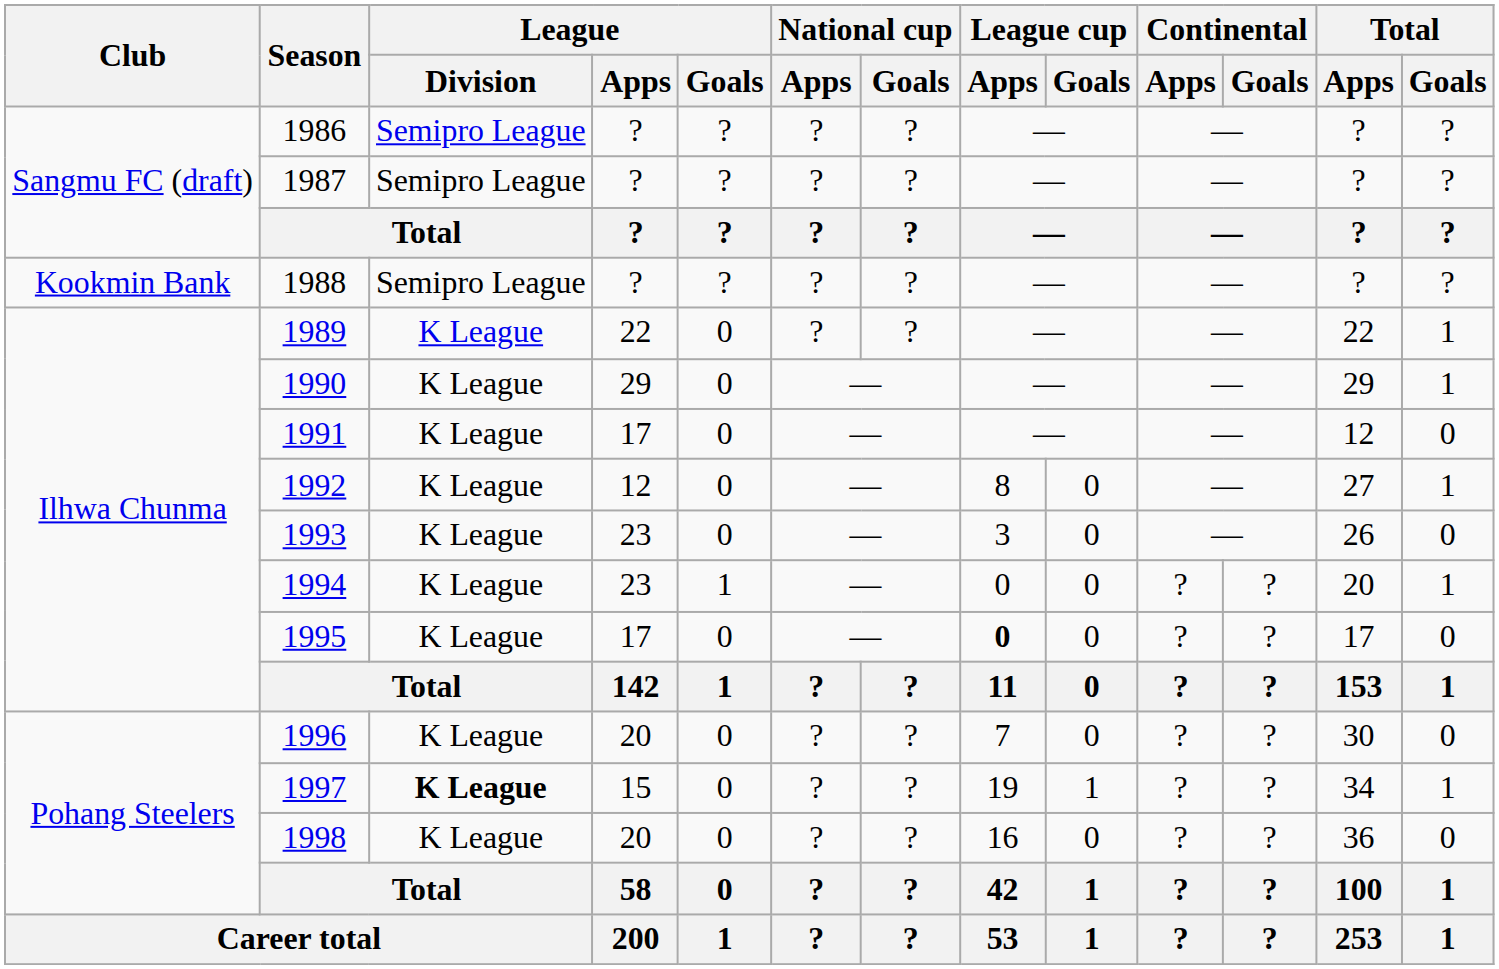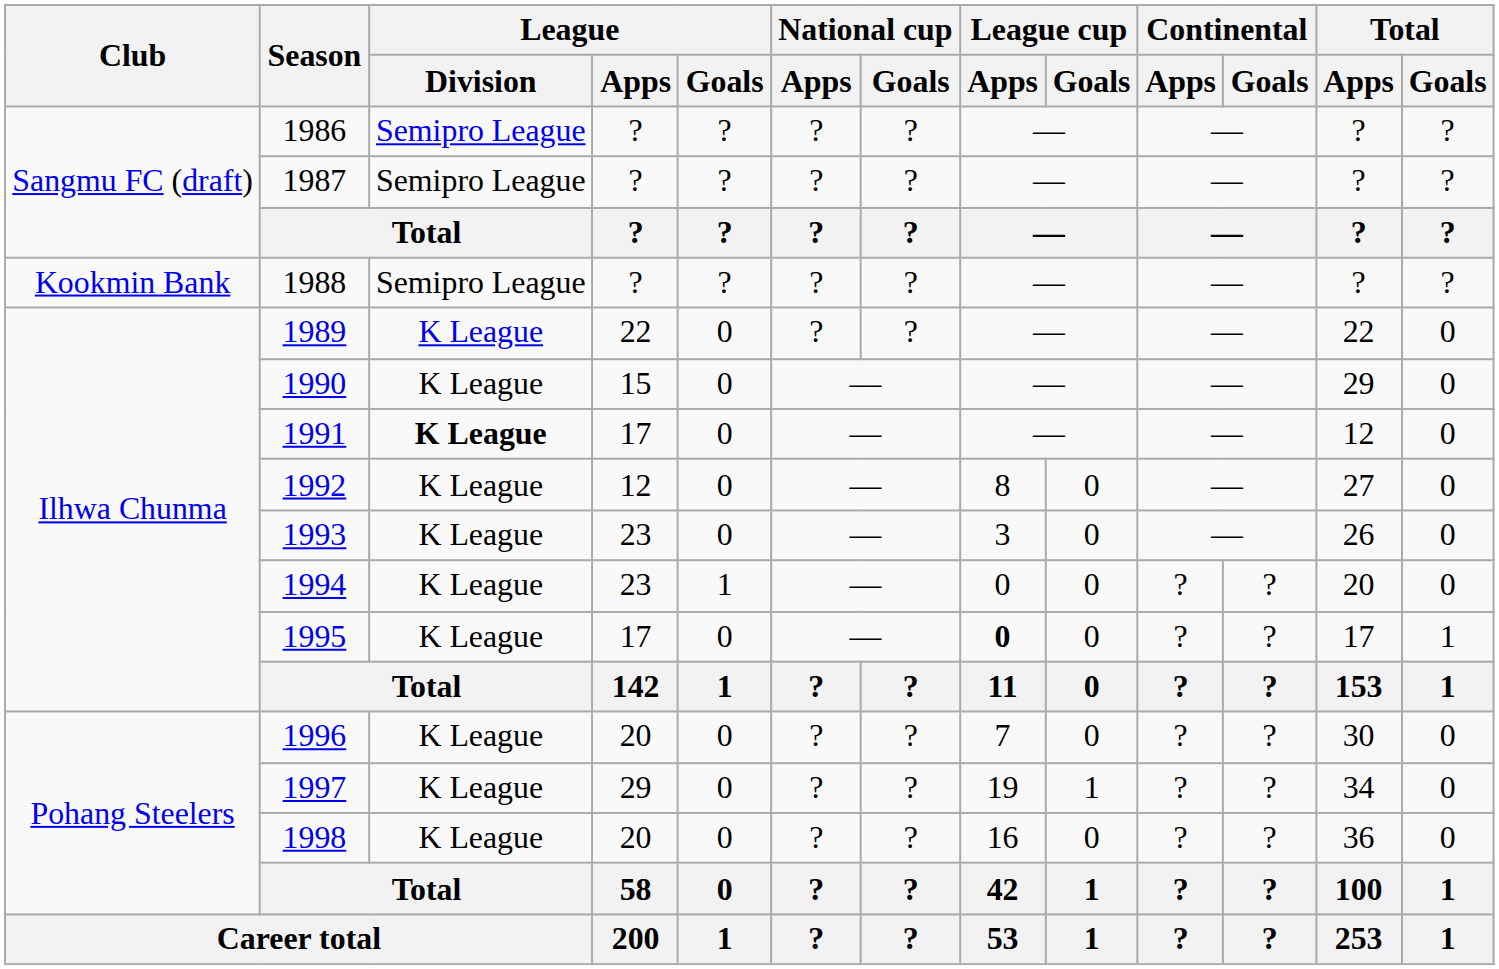(1448, 332) 1 -> (1448, 332) 0
(636, 383) 29 -> (636, 383) 15
(1448, 383) 1 -> (1448, 383) 0
(481, 433) normal -> (481, 433) bold
(1448, 484) 1 -> (1448, 484) 0
(1448, 585) 1 -> (1448, 585) 0
(1448, 635) 0 -> (1448, 635) 1
(481, 787) bold -> (481, 787) normal
(636, 787) 15 -> (636, 787) 29
(1448, 787) 1 -> (1448, 787) 0
